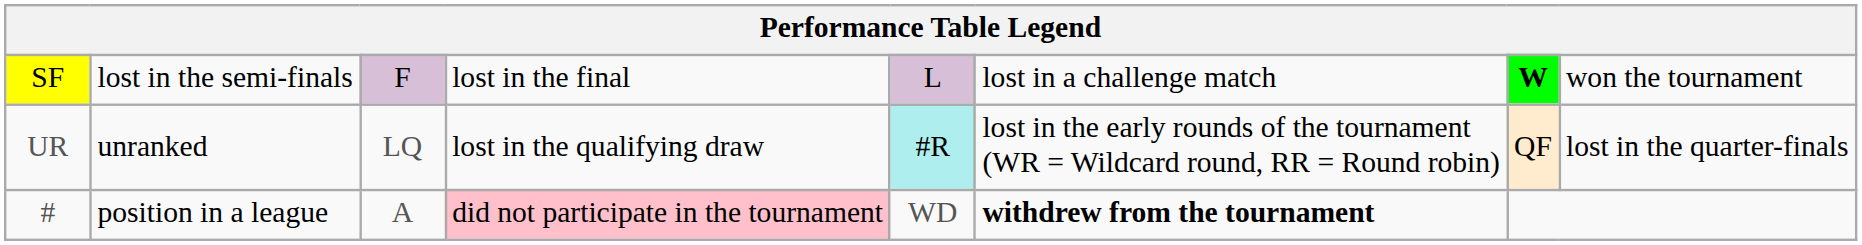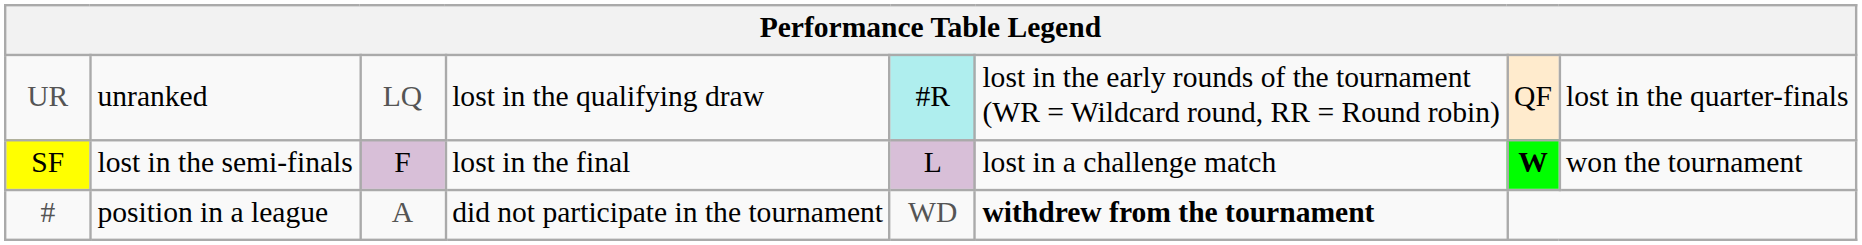rows swapped: (48, 146) <-> (48, 79)
(668, 214) pink background -> (668, 214) no background
